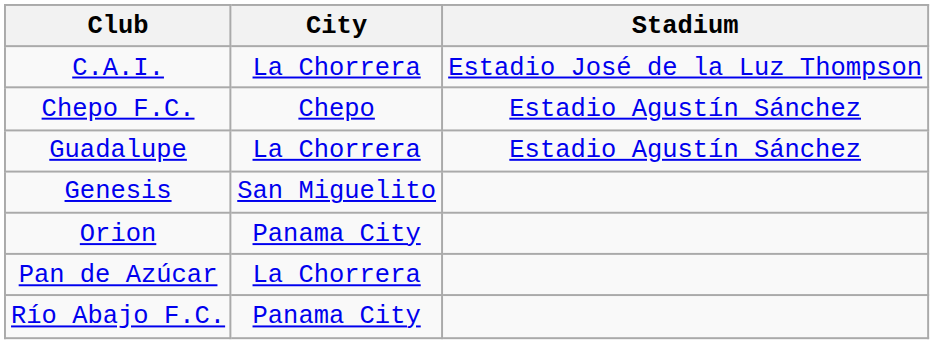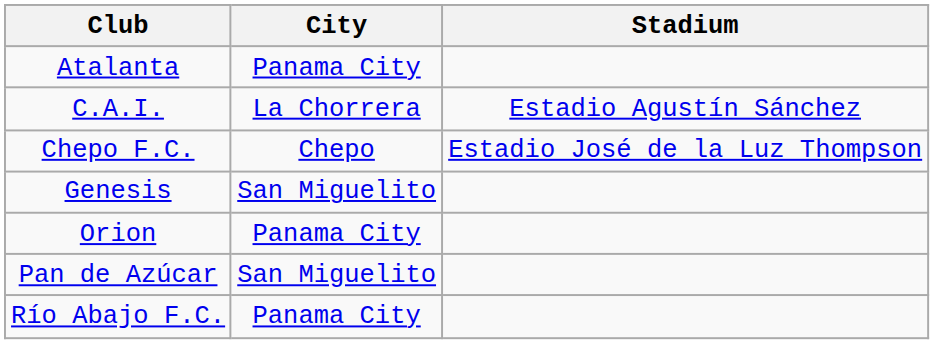+ row: (118, 67)
(685, 67) Estadio José de la Luz Thompson -> (685, 109) Estadio Agustín Sánchez
(685, 109) Estadio Agustín Sánchez -> (685, 150) Estadio José de la Luz Thompson
- row: (118, 150)
(337, 275) La Chorrera -> (337, 275) San Miguelito
